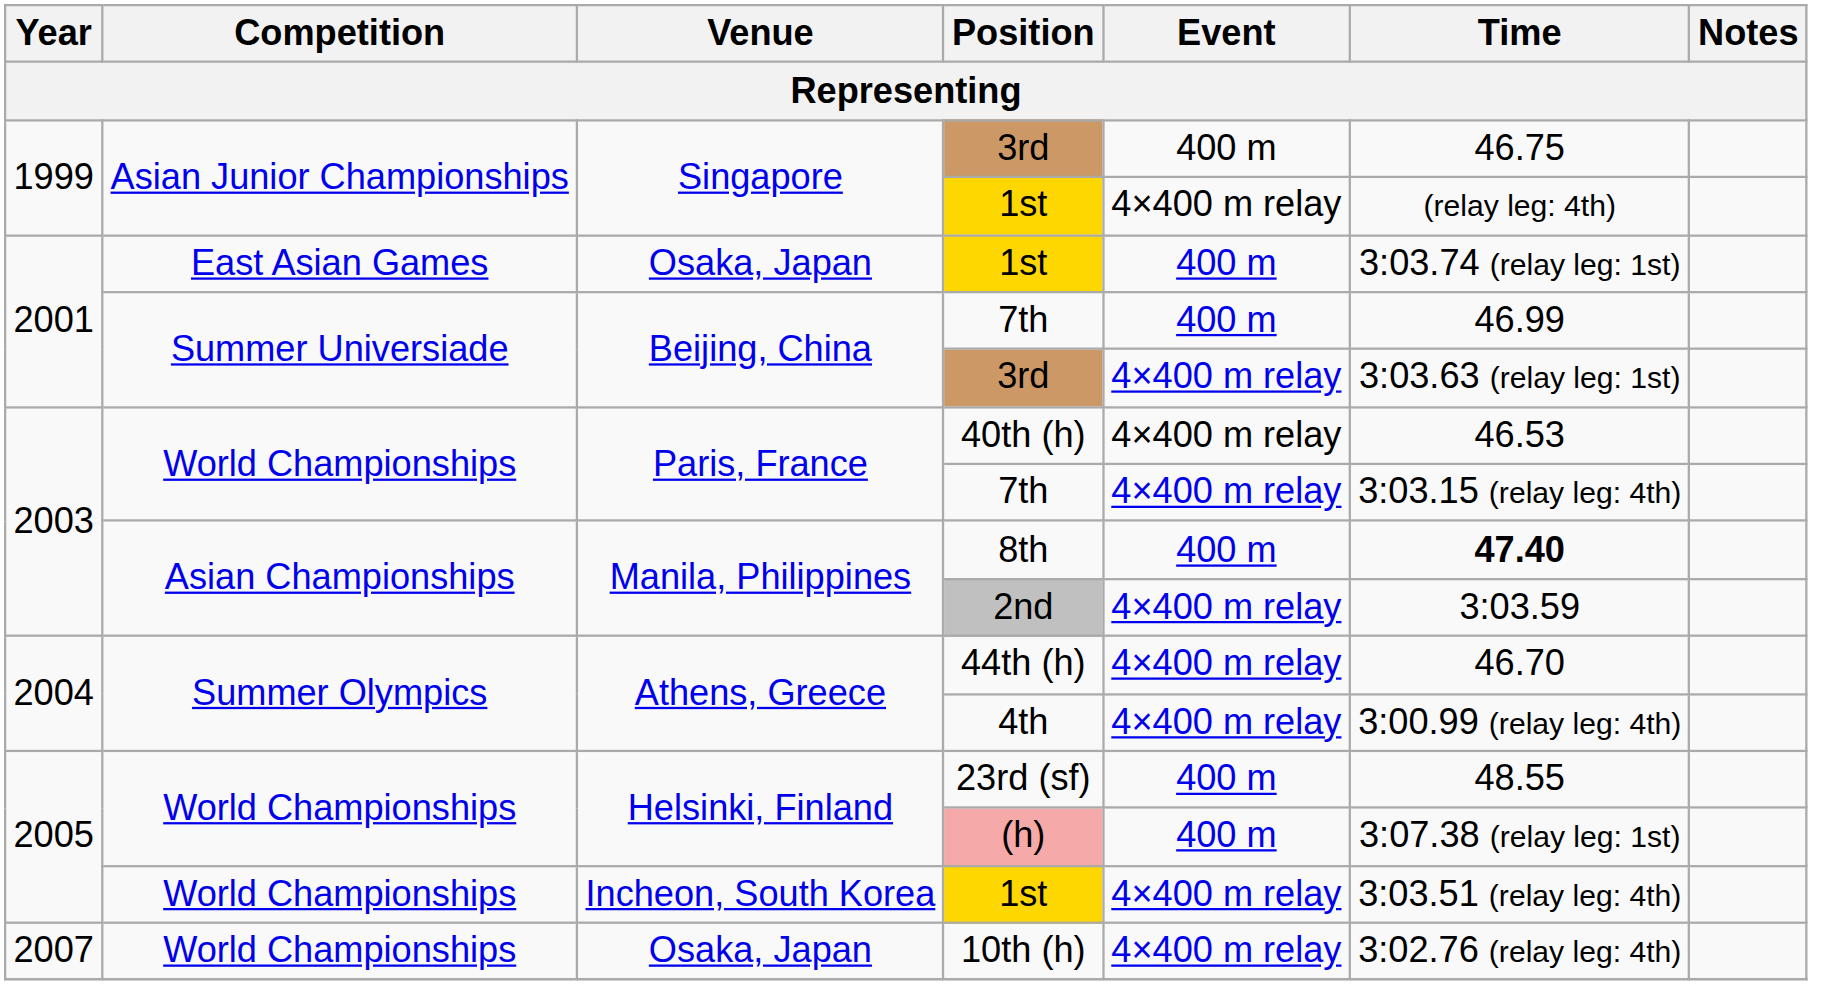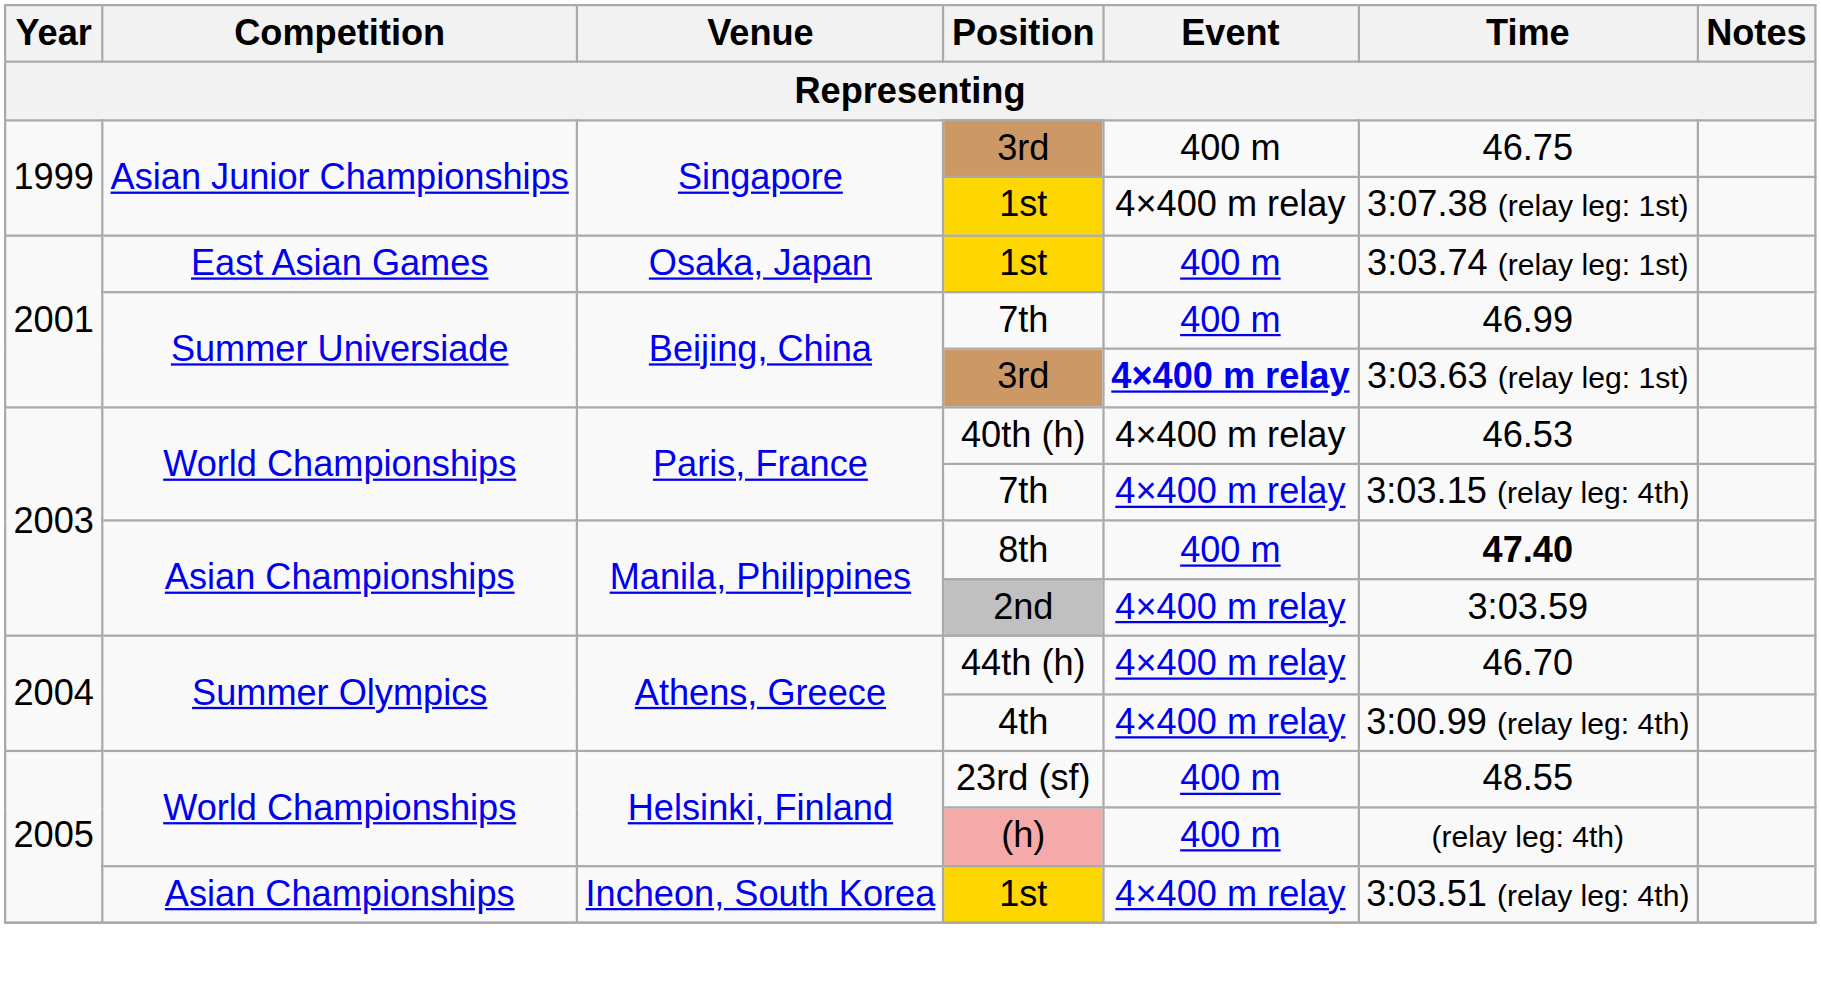(1520, 207) (relay leg: 4th) -> (1528, 205) 3:07.38 (relay leg: 1st)
(1226, 377) normal -> (1230, 377) bold
(1520, 836) 3:07.38 (relay leg: 1st) -> (1528, 838) (relay leg: 4th)
(340, 893) World Championships -> (340, 893) Asian Championships
- row: (760, 950)
